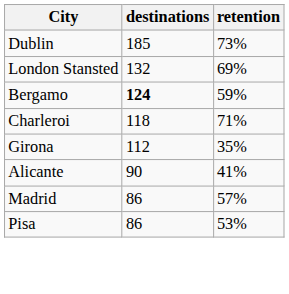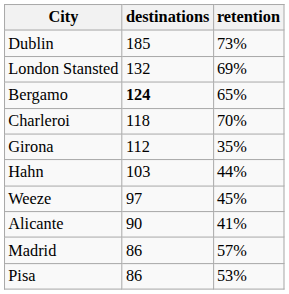(232, 95) 59% -> (232, 95) 65%
(232, 120) 71% -> (232, 120) 70%
+ row: (26, 172)
+ row: (30, 198)
